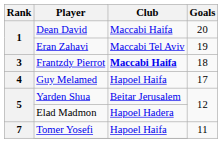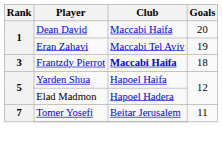- row: (67, 79)
(145, 96) Beitar Jerusalem -> (138, 79) Hapoel Haifa
(138, 130) Hapoel Haifa -> (145, 113) Beitar Jerusalem
